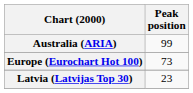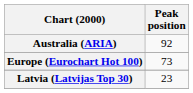(167, 43) 99 -> (167, 43) 92
